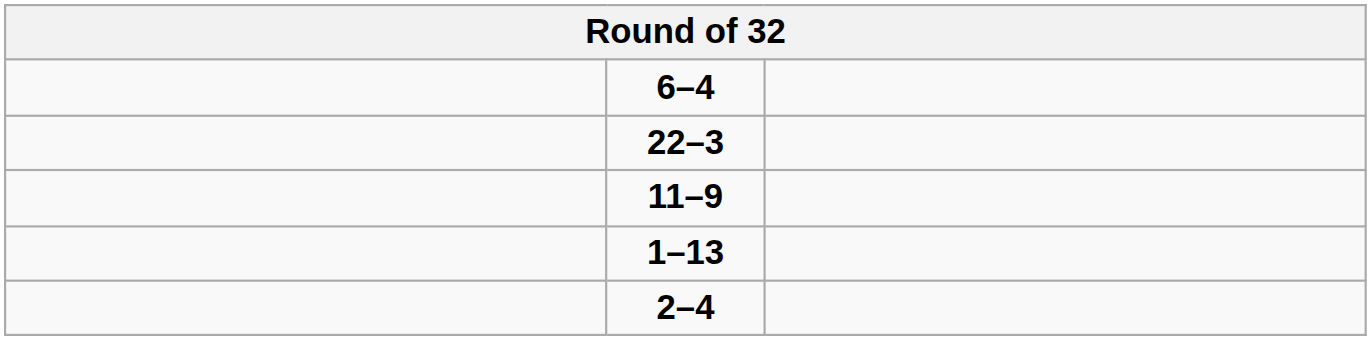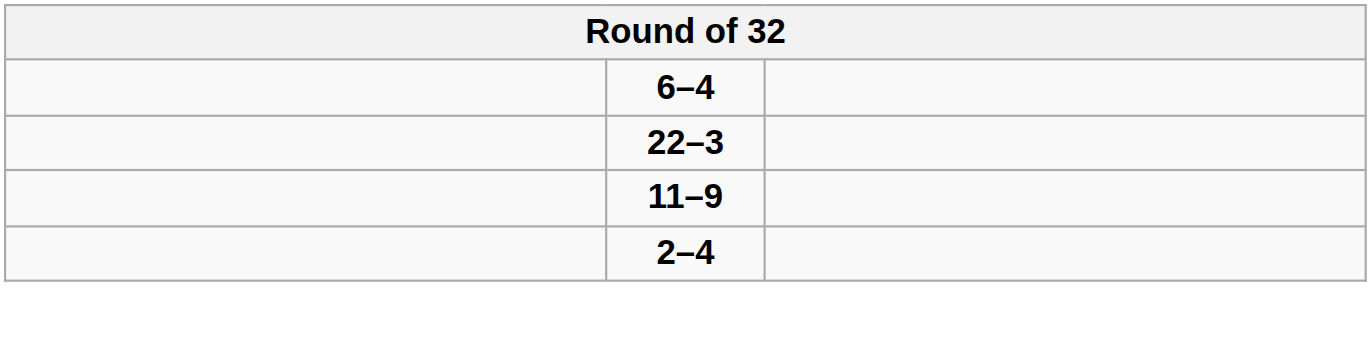- row: (686, 252)
